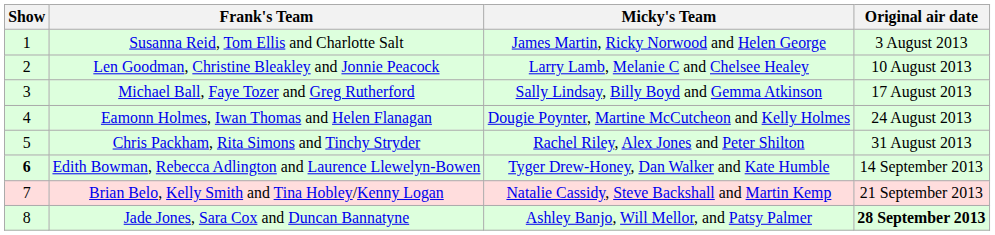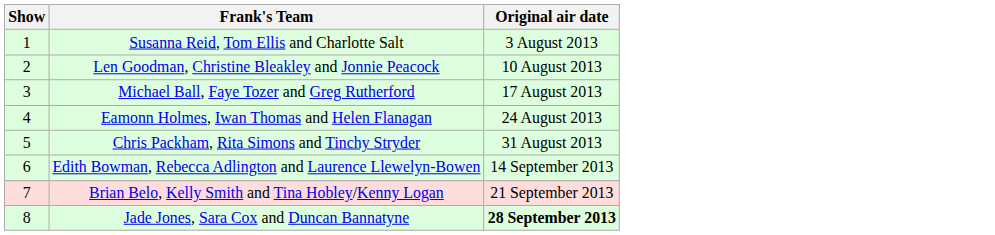- column: (669, 17)
(27, 167) bold -> (27, 167) normal
